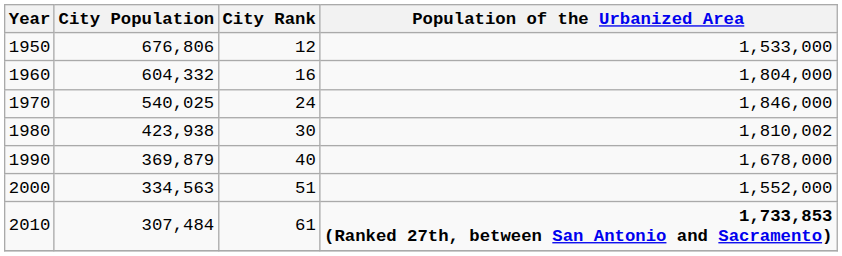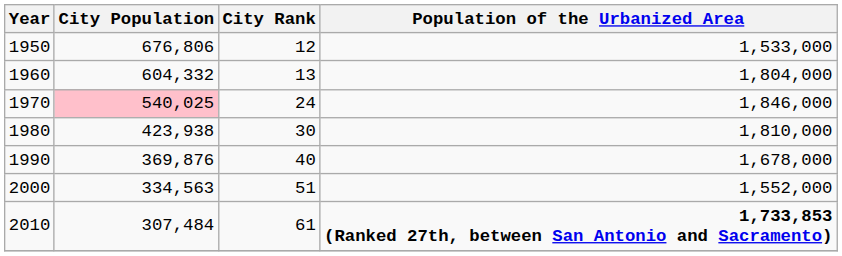(305, 75) 16 -> (305, 75) 13
(178, 103) no background -> (178, 103) pink background
(786, 131) 1,810,002 -> (786, 131) 1,810,000
(178, 160) 369,879 -> (178, 160) 369,876
